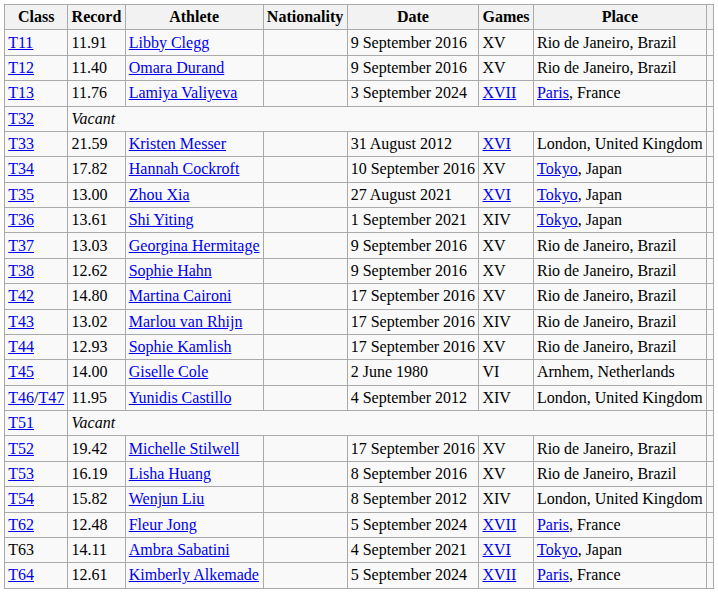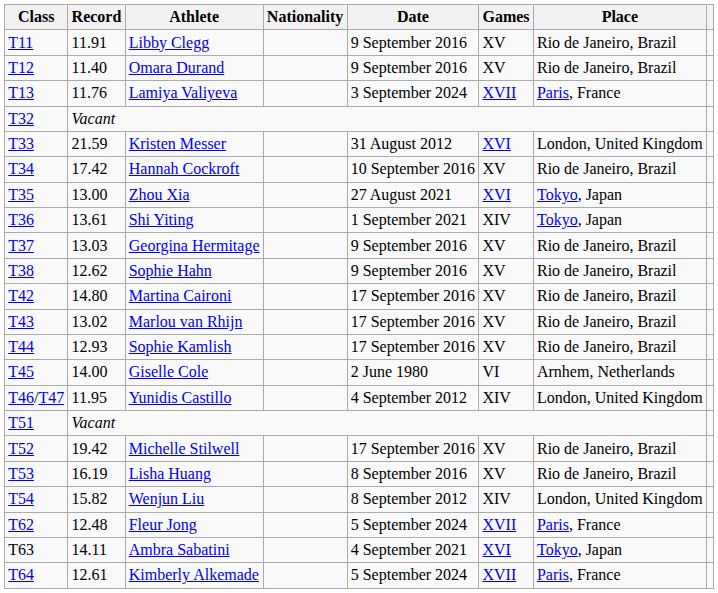(90, 169) 17.82 -> (90, 169) 17.42
(580, 169) Tokyo, Japan -> (607, 169) Rio de Janeiro, Brazil
(497, 321) XIV -> (494, 321) XV
